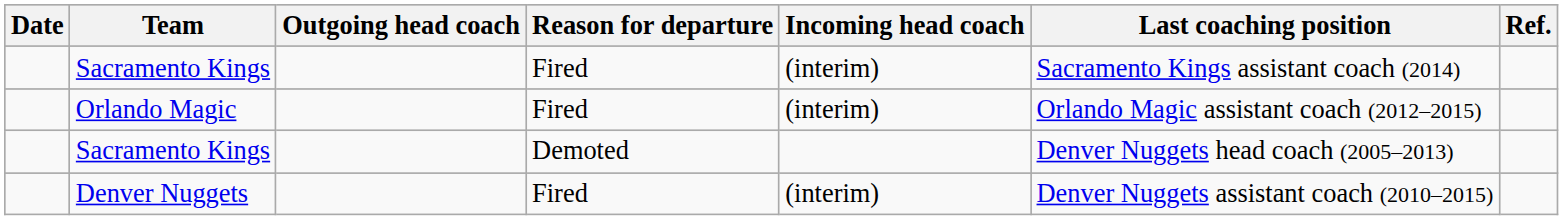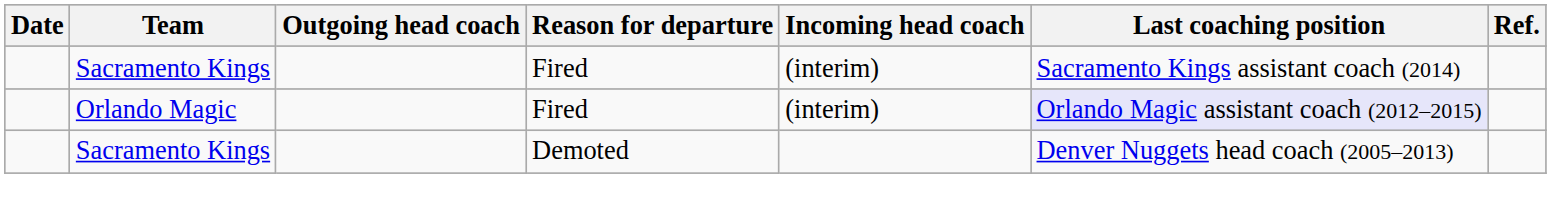(1259, 109) no background -> (1259, 109) lavender background
- row: (162, 192)
